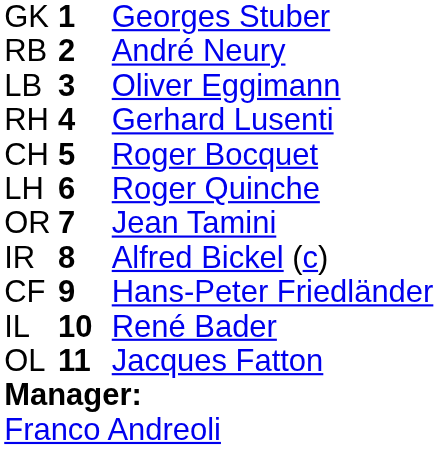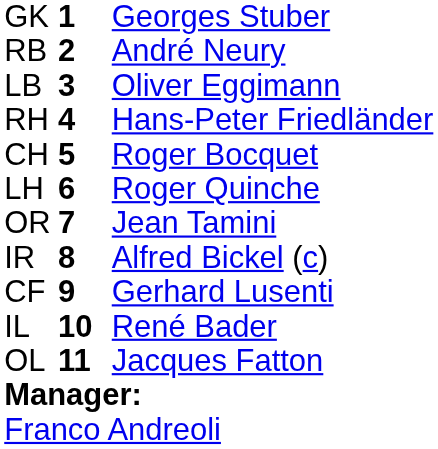(223, 119) Gerhard Lusenti -> (273, 119) Hans-Peter Friedländer
(273, 291) Hans-Peter Friedländer -> (223, 291) Gerhard Lusenti
